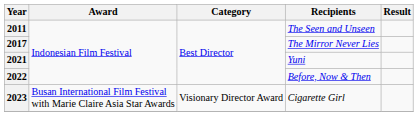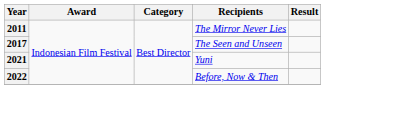(331, 28) The Seen and Unseen -> (241, 28) The Mirror Never Lies
(333, 44) The Mirror Never Lies -> (239, 44) The Seen and Unseen
- row: (17, 98)
